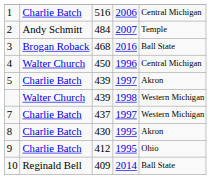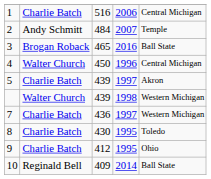(102, 47) 468 -> (102, 47) 465
(102, 115) 437 -> (102, 115) 436
(152, 132) Akron -> (153, 132) Toledo
